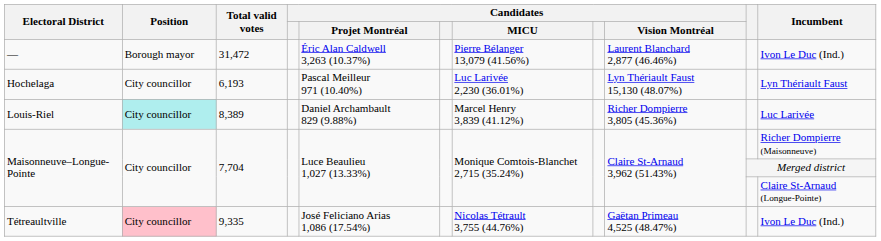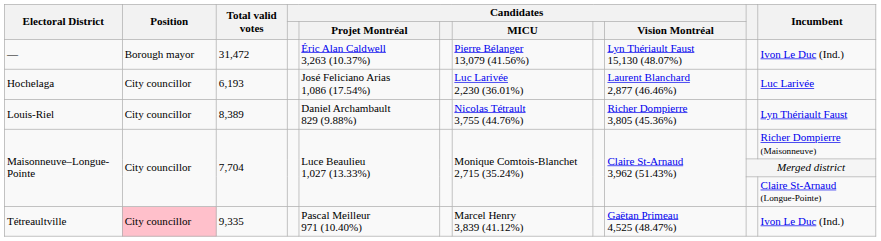(649, 54) Laurent Blanchard 2,877 (46.46%) -> (651, 54) Lyn Thériault Faust 15,130 (48.07%)
(336, 84) Pascal Meilleur 971 (10.40%) -> (346, 84) José Feliciano Arias 1,086 (17.54%)
(651, 84) Lyn Thériault Faust 15,130 (48.07%) -> (649, 84) Laurent Blanchard 2,877 (46.46%)
(804, 84) Lyn Thériault Faust -> (787, 84) Luc Larivée
(158, 114) paleturquoise background -> (158, 114) no background
(489, 114) Marcel Henry 3,839 (41.12%) -> (490, 114) Nicolas Tétrault 3,755 (44.76%)
(787, 114) Luc Larivée -> (804, 114) Lyn Thériault Faust
(346, 221) José Feliciano Arias 1,086 (17.54%) -> (336, 221) Pascal Meilleur 971 (10.40%)
(490, 221) Nicolas Tétrault 3,755 (44.76%) -> (489, 221) Marcel Henry 3,839 (41.12%)
